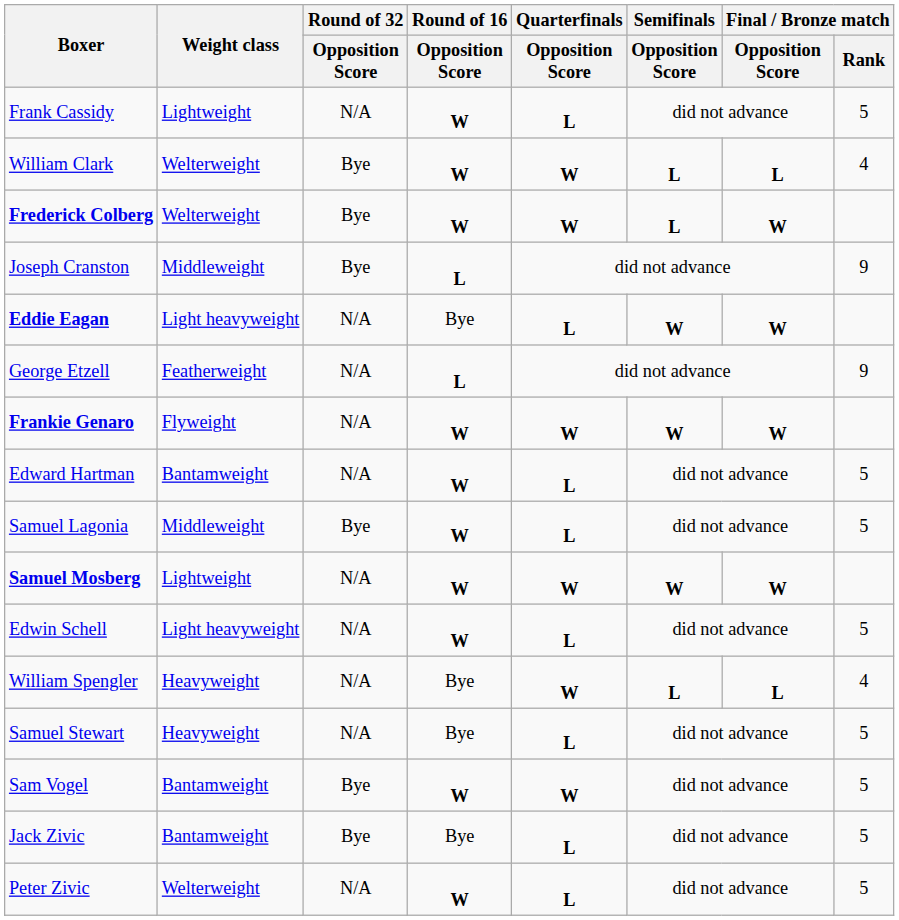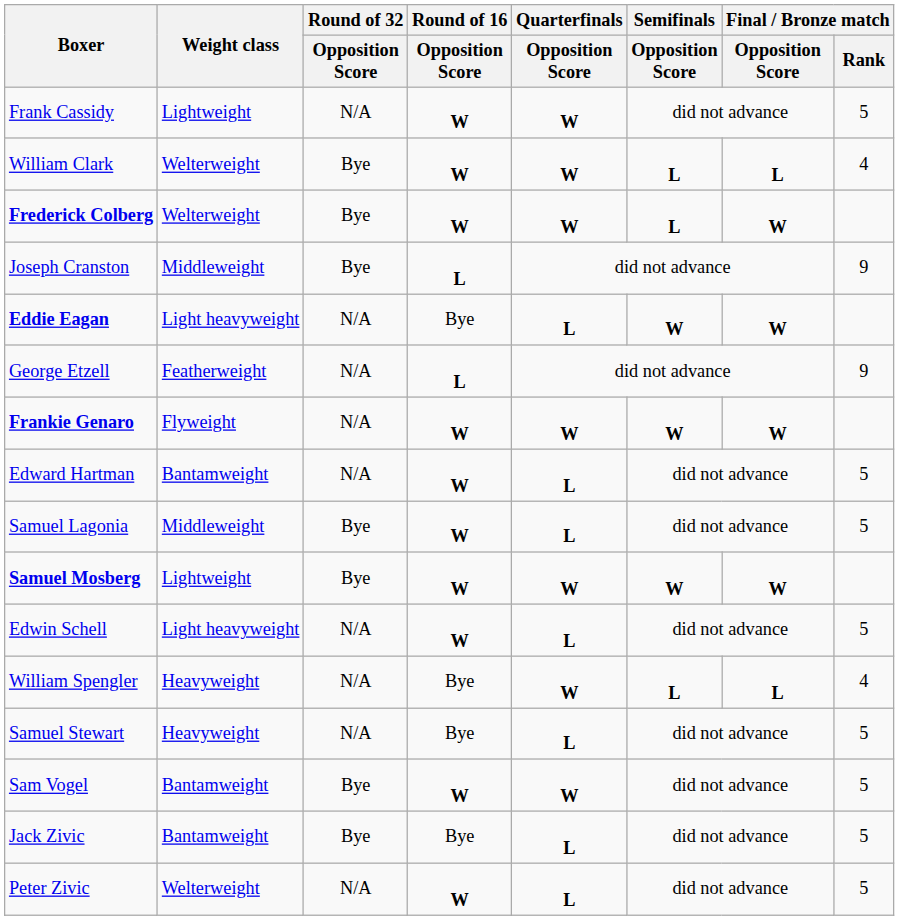(569, 123) L -> (569, 123) W
(356, 578) N/A -> (356, 578) Bye
